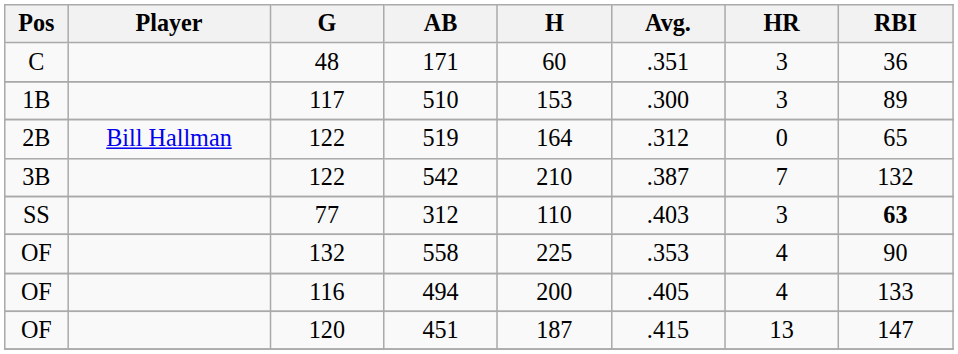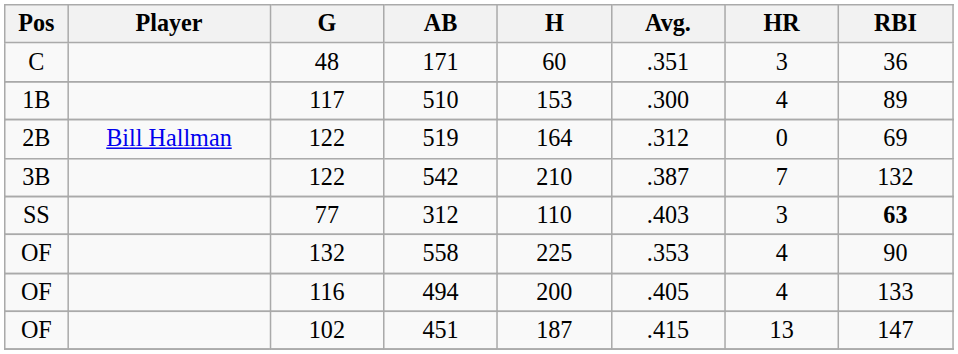(782, 100) 3 -> (782, 100) 4
(895, 138) 65 -> (895, 138) 69
(327, 330) 120 -> (327, 330) 102
